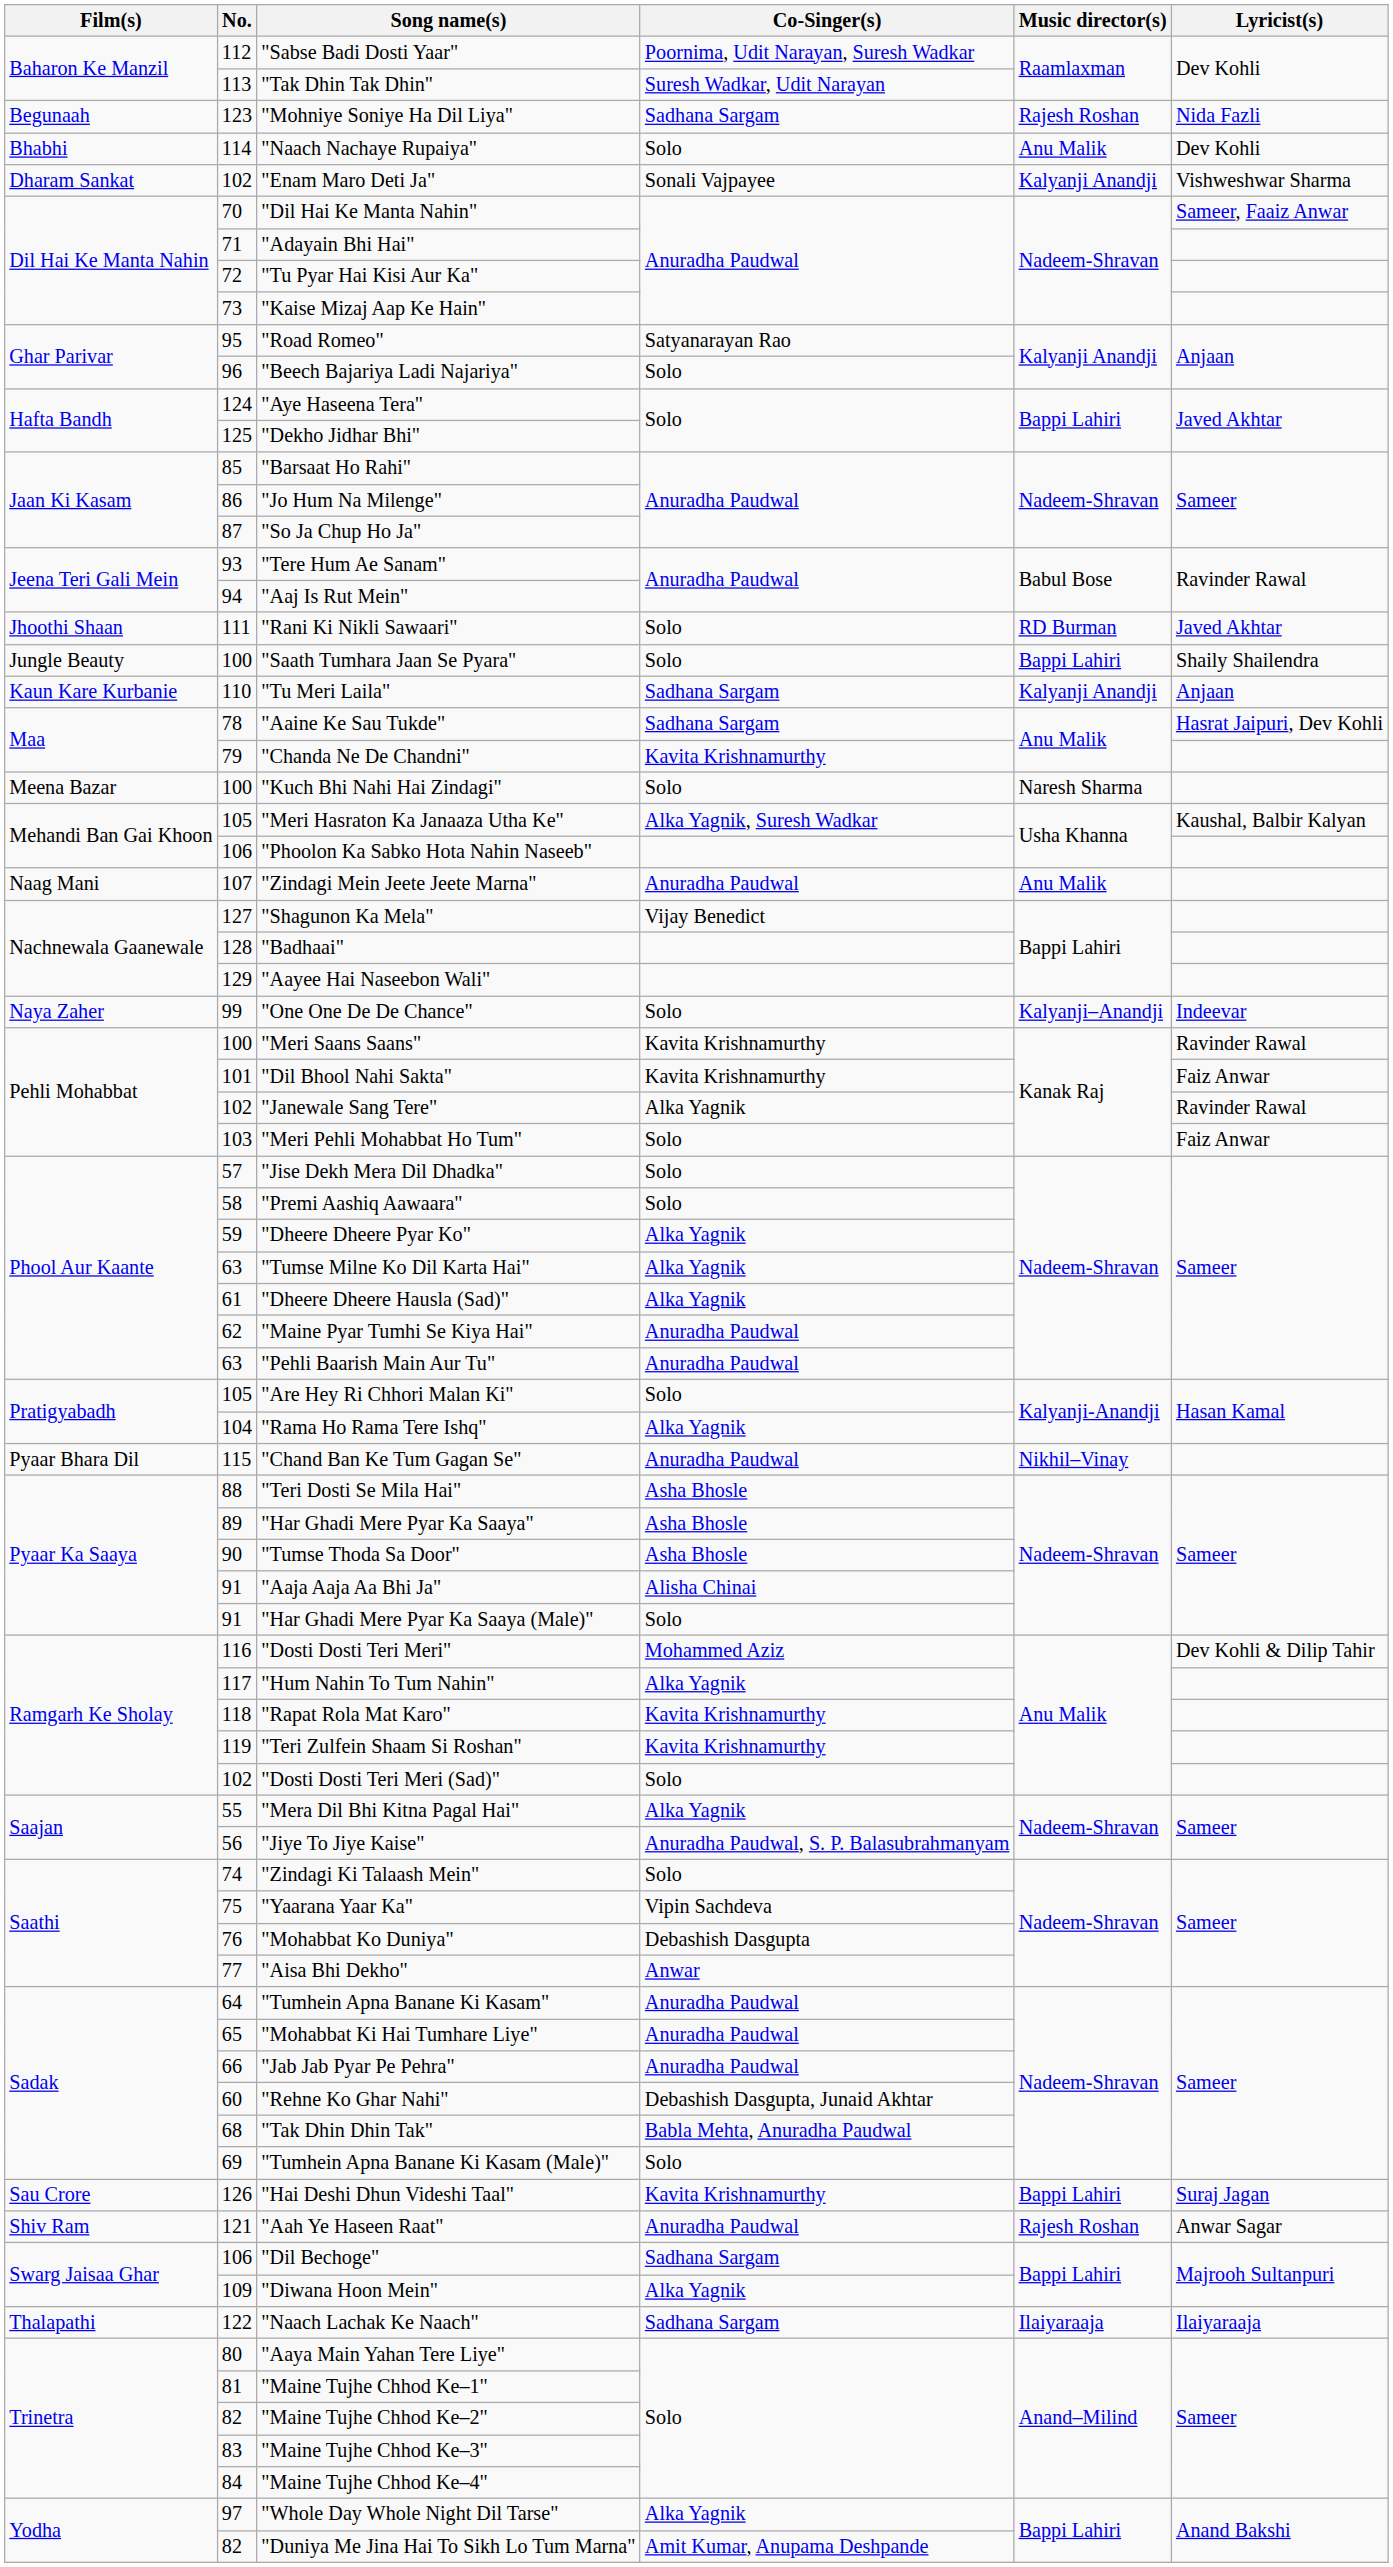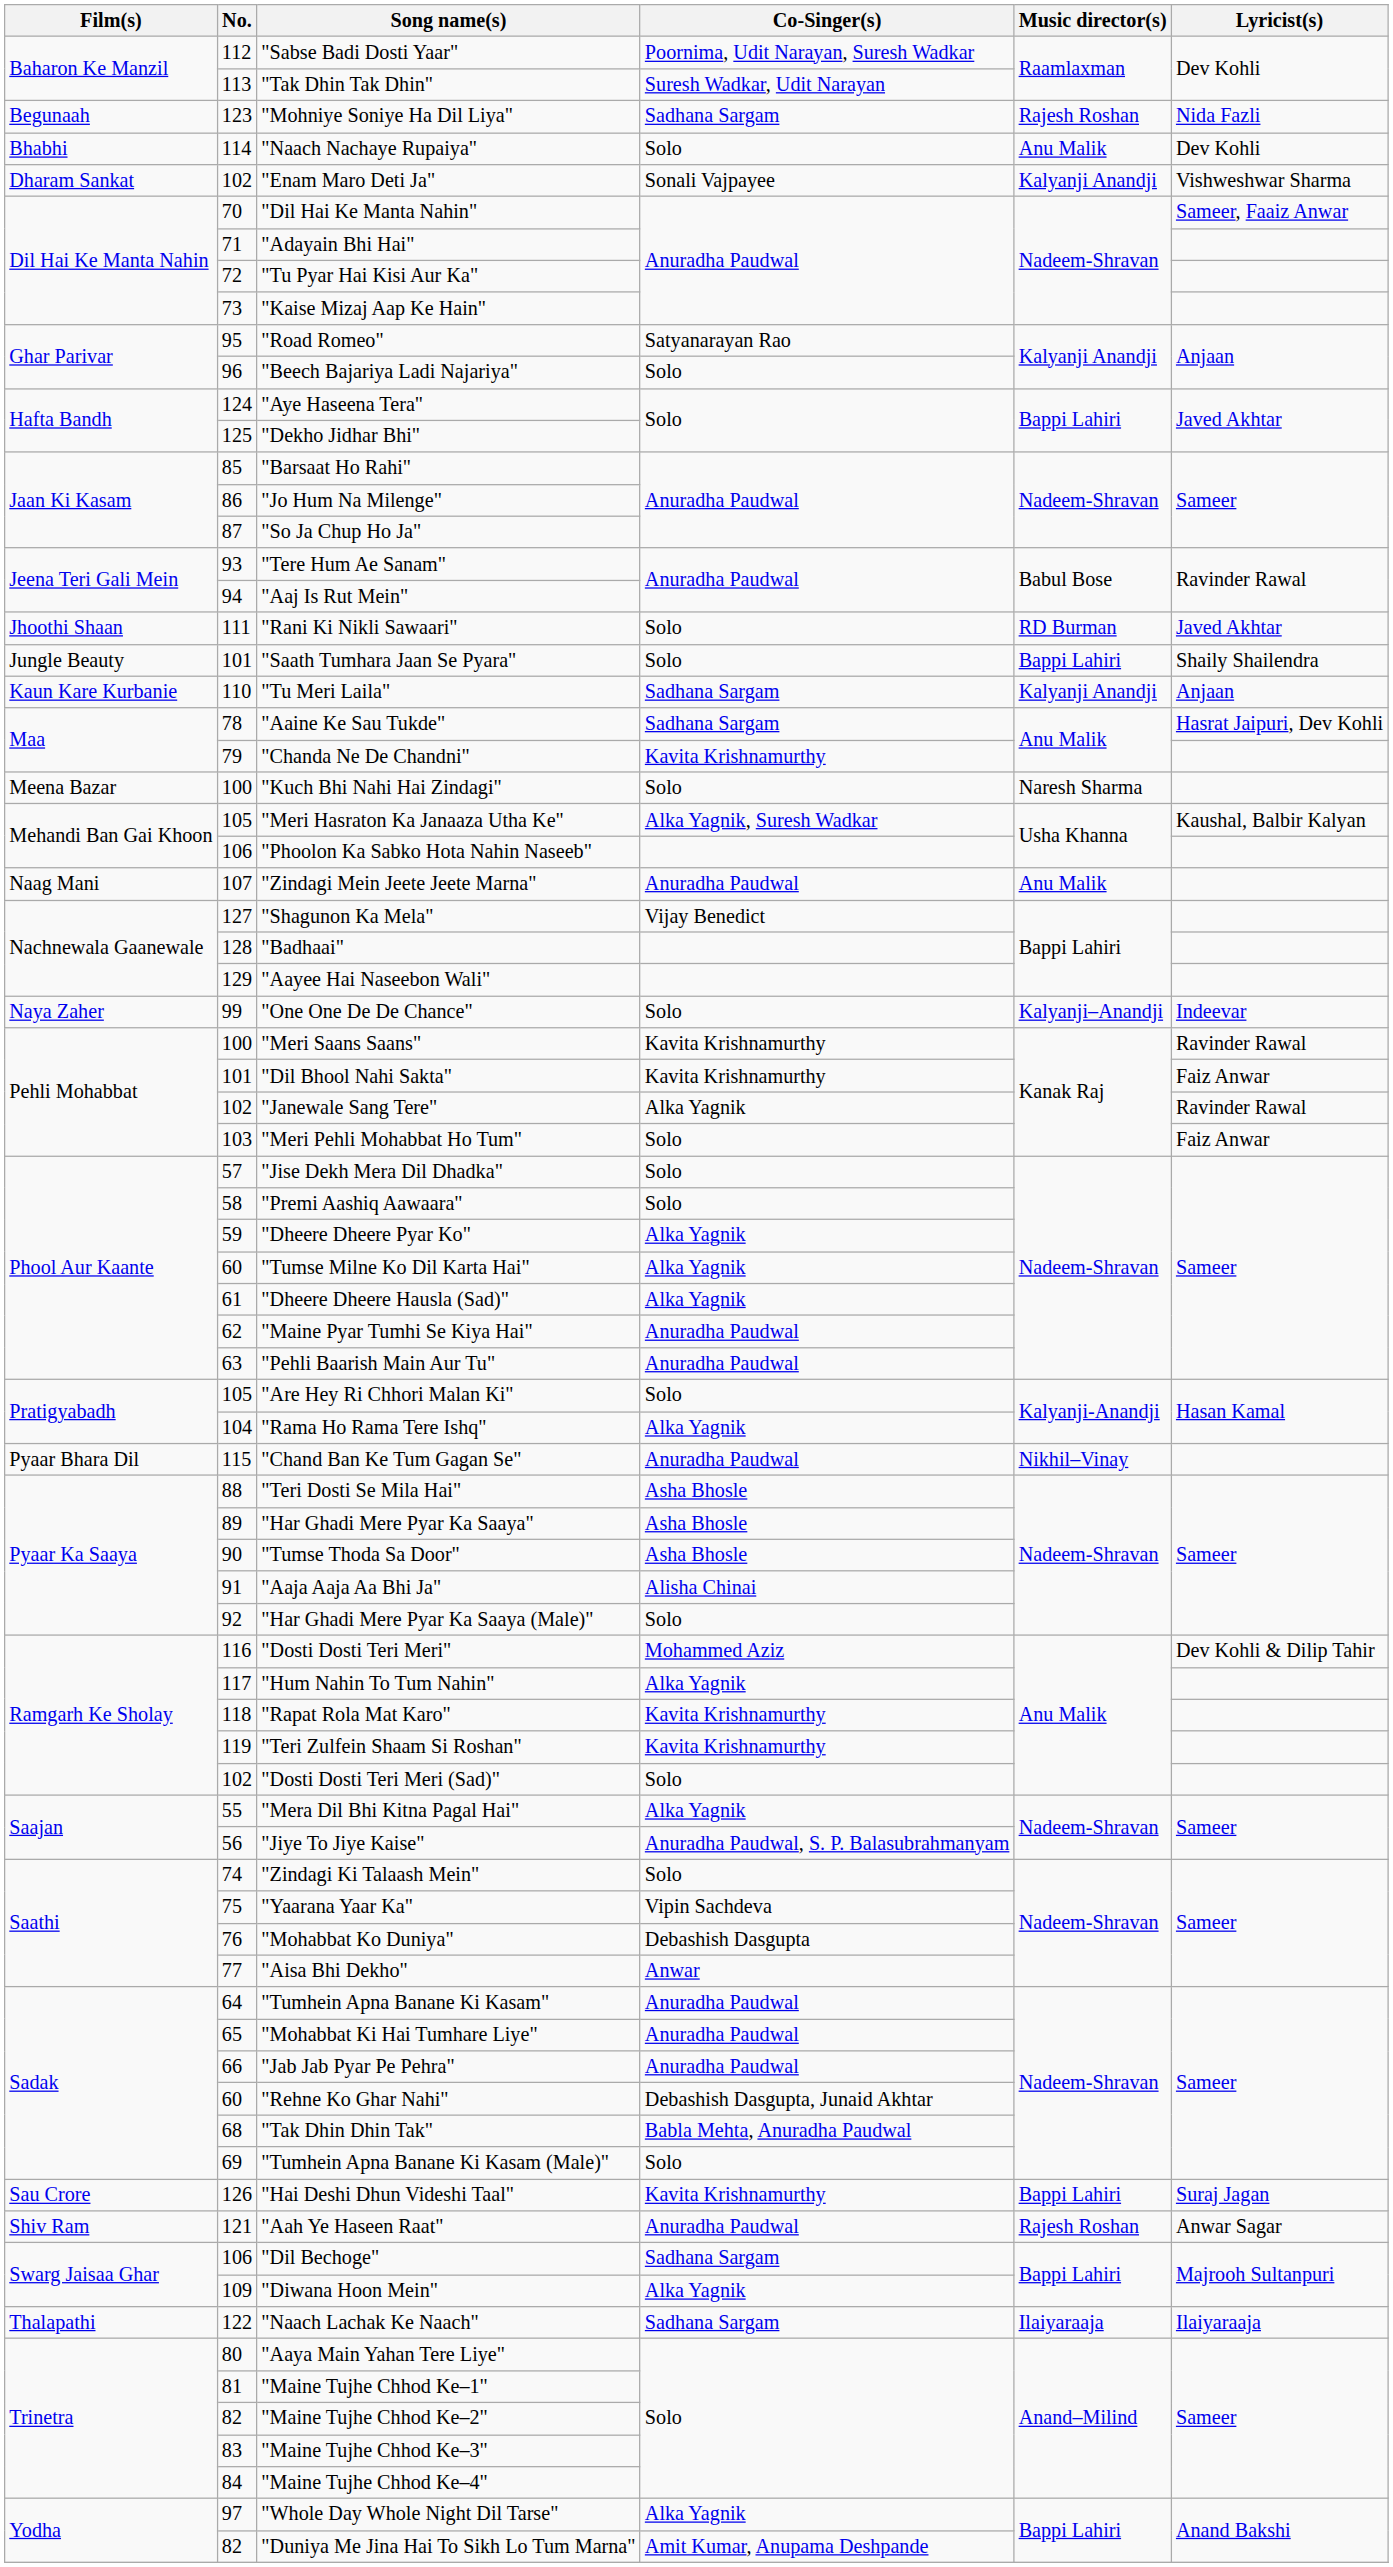(237, 659) 100 -> (237, 659) 101
(232, 1267) 63 -> (232, 1267) 60
(232, 1619) 91 -> (232, 1619) 92
